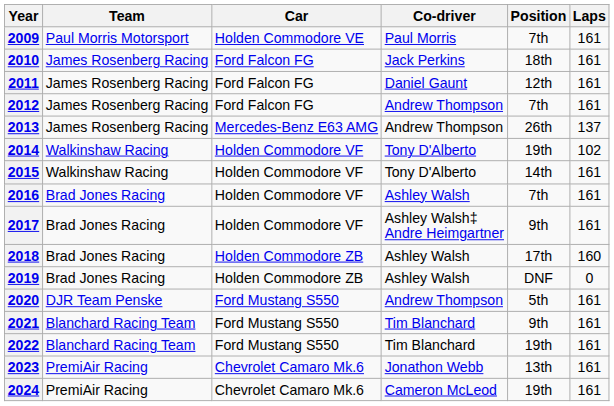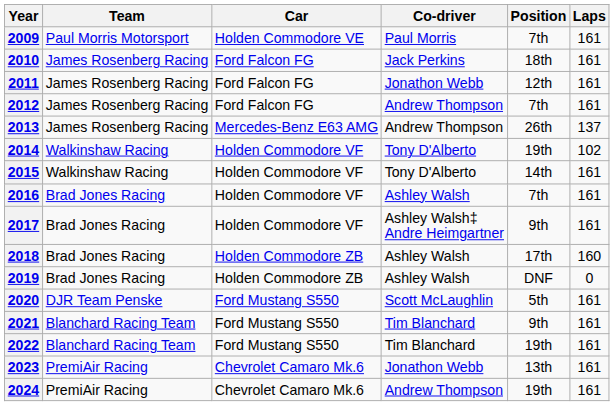(426, 83) Daniel Gaunt -> (434, 83) Jonathon Webb
(444, 300) Andrew Thompson -> (439, 300) Scott McLaughlin
(441, 390) Cameron McLeod -> (444, 390) Andrew Thompson
